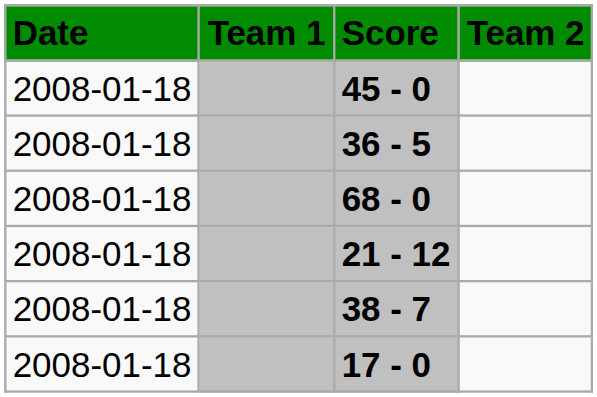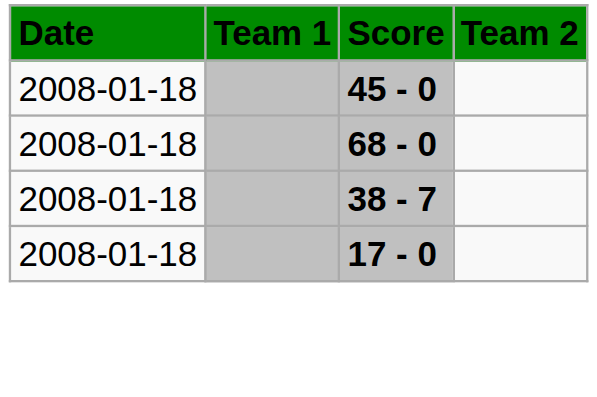- row: (386, 144)
- row: (396, 254)
